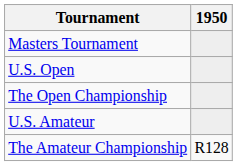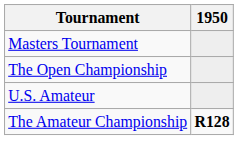- row: (41, 69)
(212, 148) normal -> (212, 121) bold
